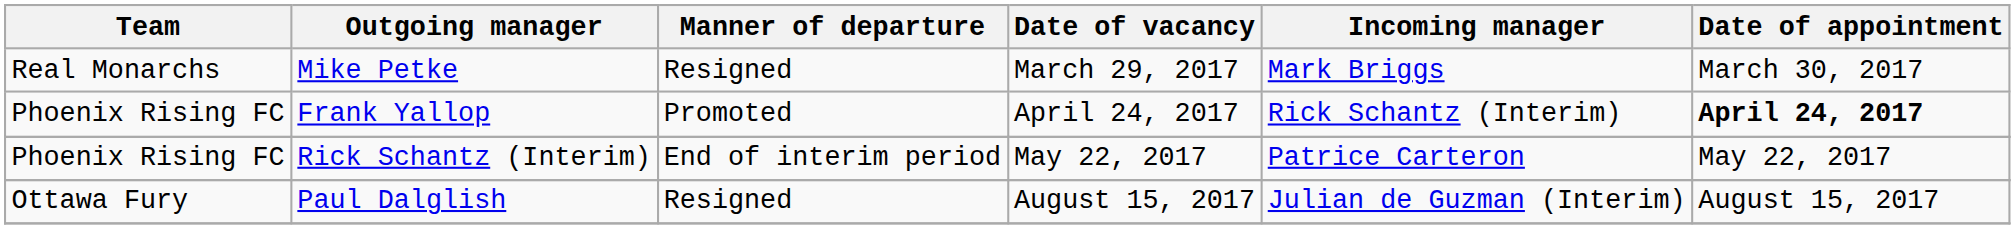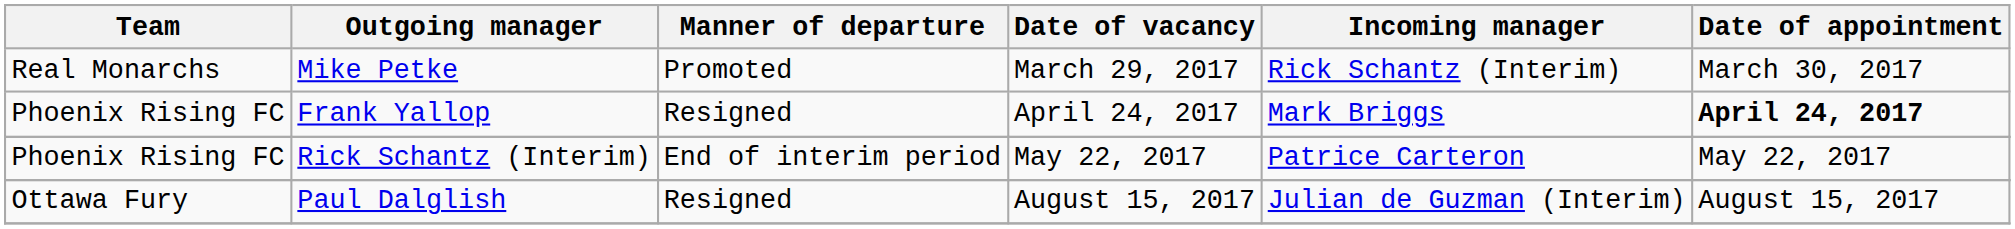(728, 70) Resigned -> (728, 70) Promoted
(1356, 70) Mark Briggs -> (1445, 70) Rick Schantz (Interim)
(728, 114) Promoted -> (728, 114) Resigned
(1445, 114) Rick Schantz (Interim) -> (1356, 114) Mark Briggs
